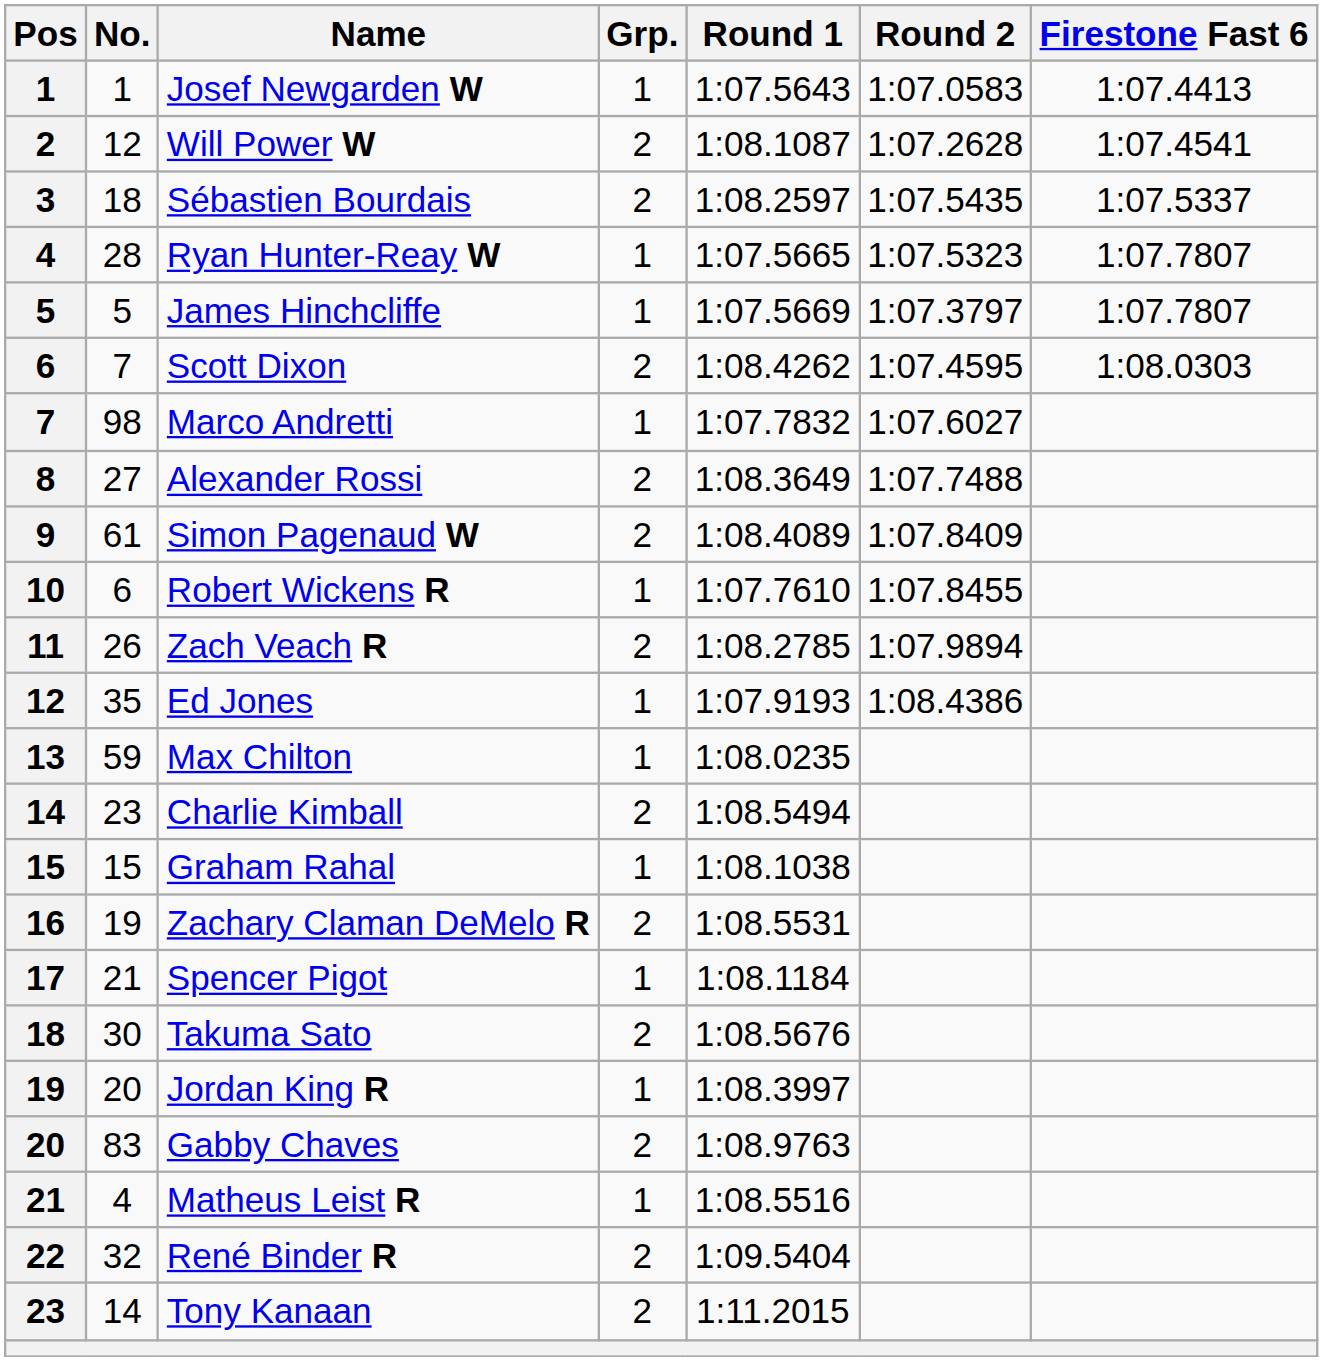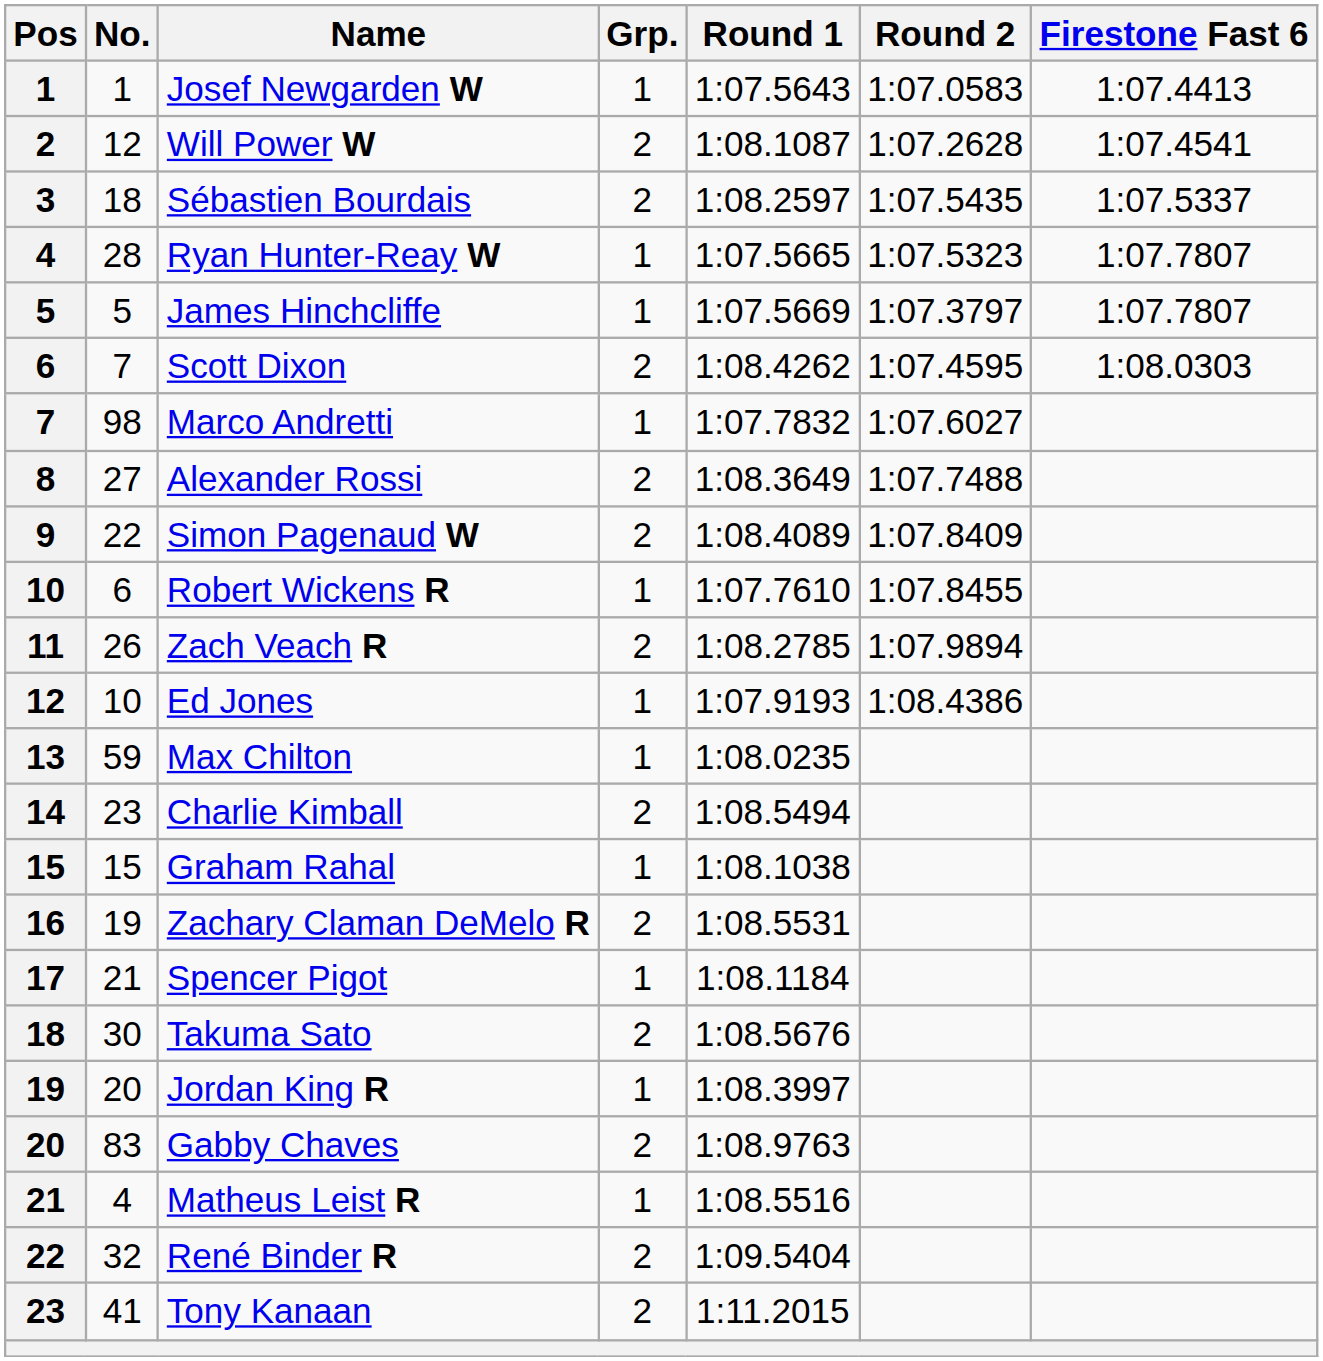(122, 533) 61 -> (122, 533) 22
(122, 700) 35 -> (122, 700) 10
(122, 1312) 14 -> (122, 1312) 41
